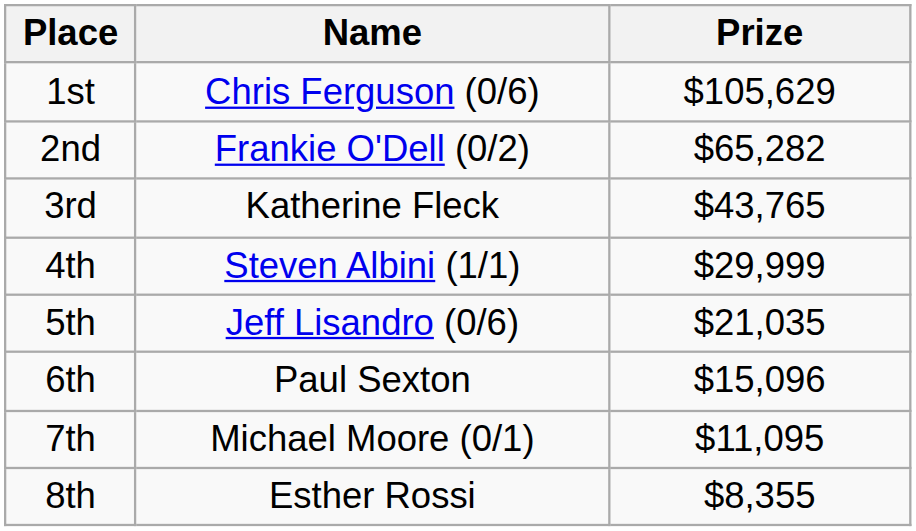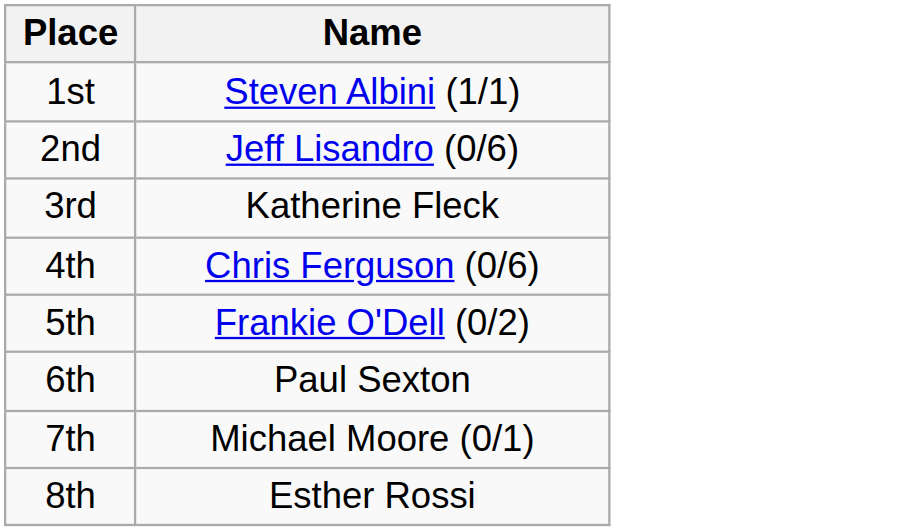- column: (760, 33)
(372, 91) Chris Ferguson (0/6) -> (372, 91) Steven Albini (1/1)
(372, 149) Frankie O'Dell (0/2) -> (372, 149) Jeff Lisandro (0/6)
(372, 264) Steven Albini (1/1) -> (372, 264) Chris Ferguson (0/6)
(372, 322) Jeff Lisandro (0/6) -> (372, 322) Frankie O'Dell (0/2)
